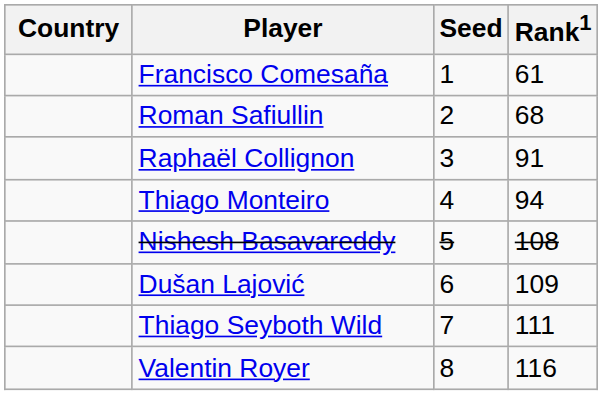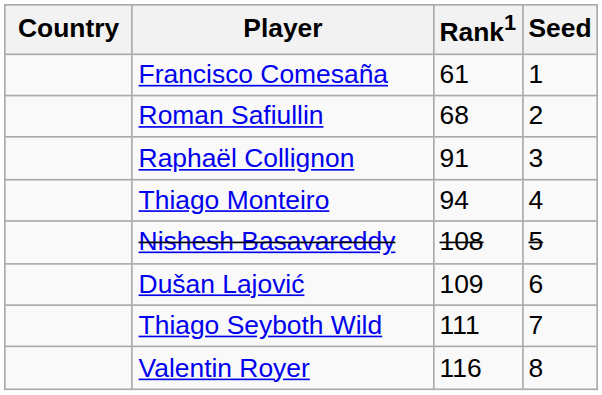columns swapped: (553, 29) <-> (471, 28)
